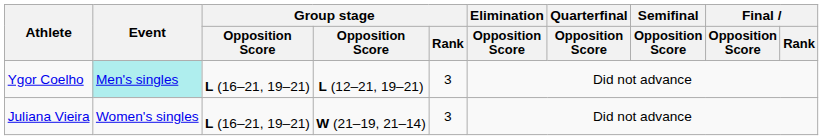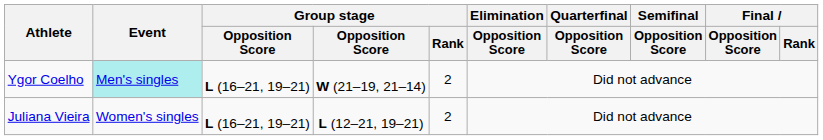(371, 87) L (12–21, 19–21) -> (371, 87) W (21–19, 21–14)
(448, 80) 3 -> (448, 80) 2
(371, 124) W (21–19, 21–14) -> (371, 124) L (12–21, 19–21)
(448, 116) 3 -> (448, 116) 2
